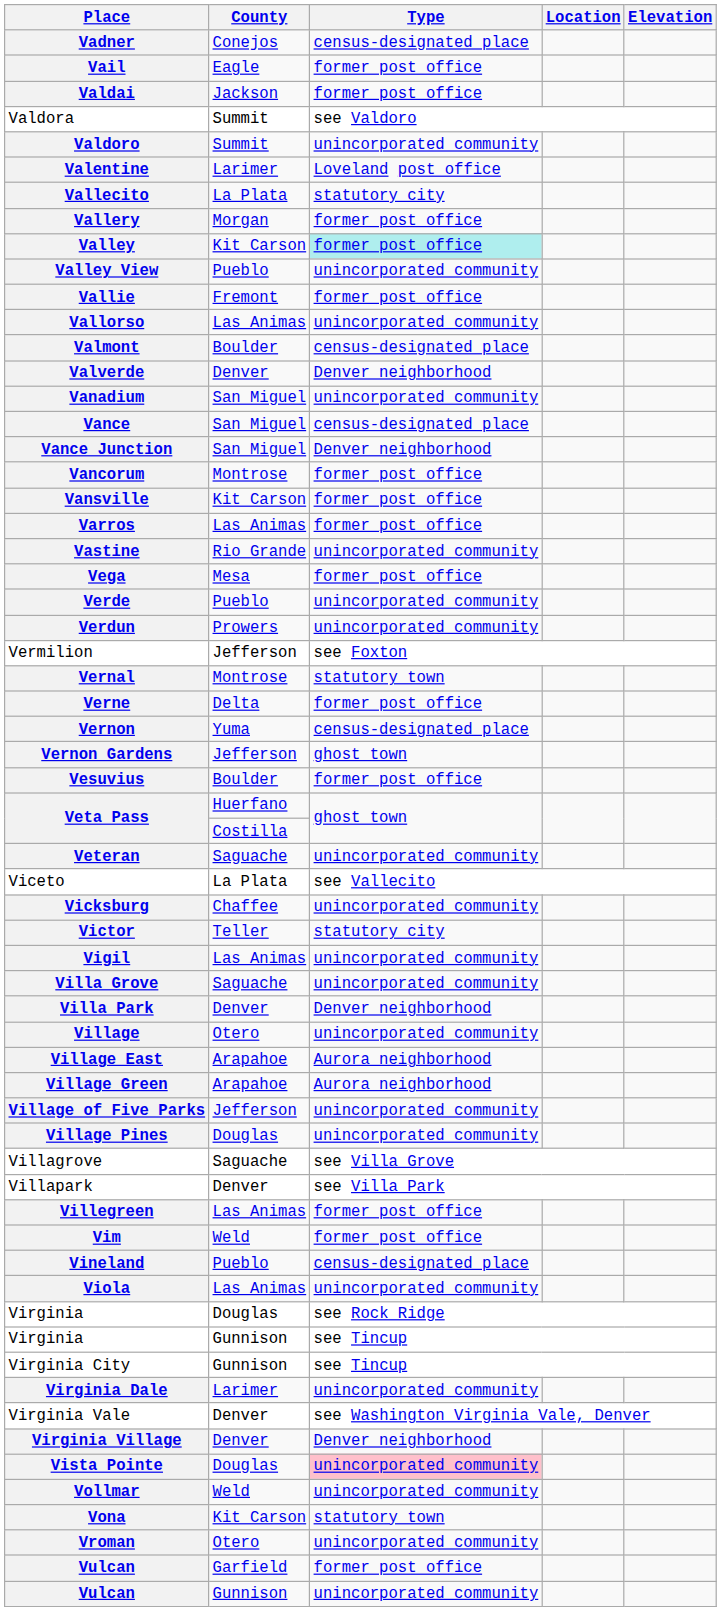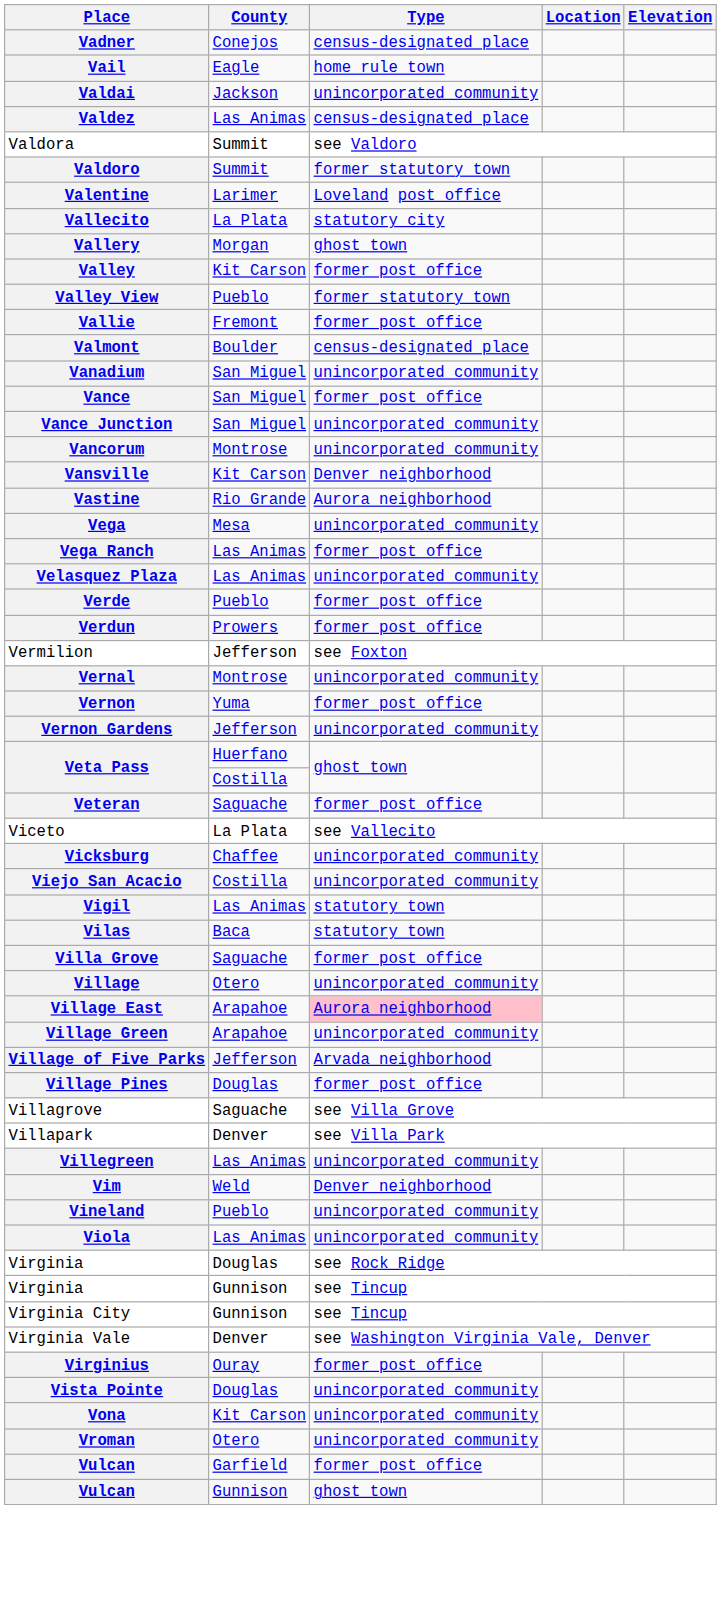(398, 68) former post office -> (379, 68) home rule town
(398, 94) former post office -> (426, 94) unincorporated community
+ row: (107, 119)
(426, 144) unincorporated community -> (412, 170) former statutory town
(398, 221) former post office -> (360, 246) ghost town
(398, 246) paleturquoise background -> (398, 272) no background
(426, 272) unincorporated community -> (412, 297) former statutory town
- row: (107, 322)
- row: (107, 373)
(421, 424) census-designated place -> (398, 399) former post office
(403, 450) Denver neighborhood -> (426, 424) unincorporated community
(398, 475) former post office -> (426, 450) unincorporated community
(398, 500) former post office -> (403, 475) Denver neighborhood
- row: (107, 526)
(426, 551) unincorporated community -> (403, 500) Aurora neighborhood
(398, 577) former post office -> (426, 526) unincorporated community
+ row: (107, 551)
+ row: (107, 577)
(426, 602) unincorporated community -> (398, 602) former post office
(426, 628) unincorporated community -> (398, 628) former post office
(379, 678) statutory town -> (426, 678) unincorporated community
- row: (107, 704)
(421, 729) census-designated place -> (398, 704) former post office
(360, 755) ghost town -> (426, 729) unincorporated community
- row: (107, 780)
(426, 856) unincorporated community -> (398, 805) former post office
- row: (107, 933)
+ row: (107, 882)
(426, 958) unincorporated community -> (379, 907) statutory town
+ row: (107, 933)
(426, 983) unincorporated community -> (398, 958) former post office
- row: (107, 1009)
(403, 1060) no background -> (403, 1009) pink background
(403, 1085) Aurora neighborhood -> (426, 1034) unincorporated community
(426, 1111) unincorporated community -> (403, 1060) Arvada neighborhood
(426, 1136) unincorporated community -> (398, 1085) former post office
(398, 1212) former post office -> (426, 1161) unincorporated community
(398, 1238) former post office -> (403, 1187) Denver neighborhood
(421, 1263) census-designated place -> (426, 1212) unincorporated community
- row: (107, 1390)
- row: (107, 1441)
+ row: (107, 1365)
(426, 1467) pink background -> (426, 1390) no background
- row: (107, 1492)
(379, 1517) statutory town -> (426, 1416) unincorporated community
(426, 1594) unincorporated community -> (360, 1492) ghost town
